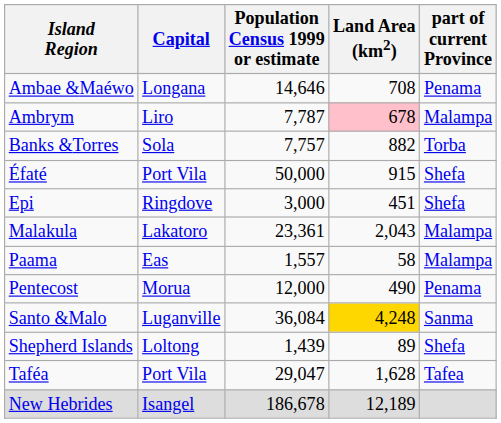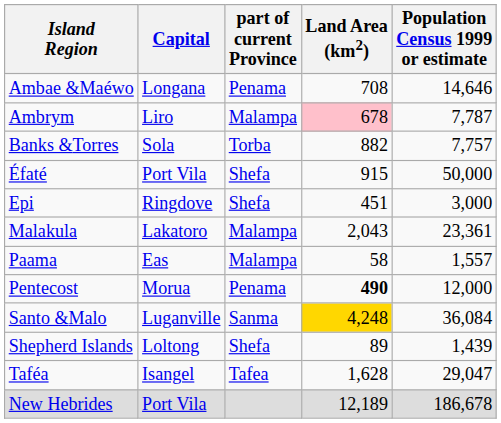columns swapped: (458, 39) <-> (277, 39)
(402, 288) normal -> (374, 288) bold
(174, 374) Port Vila -> (168, 374) Isangel
(168, 403) Isangel -> (174, 403) Port Vila
